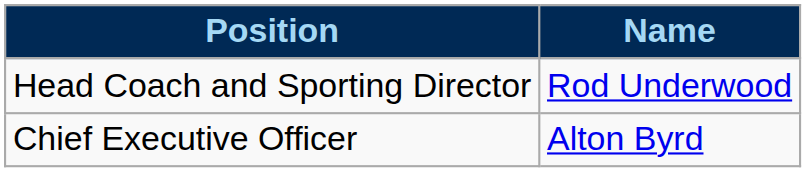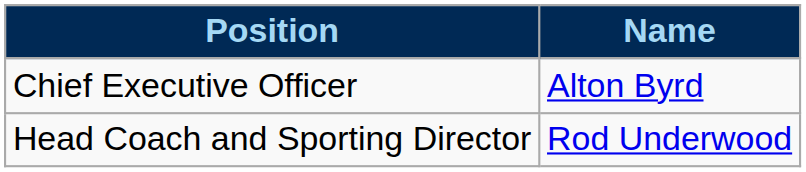rows swapped: (185, 138) <-> (272, 85)
